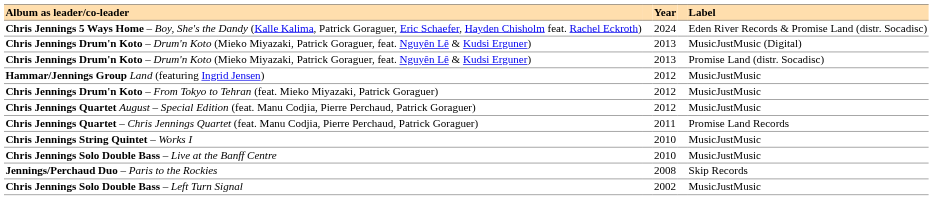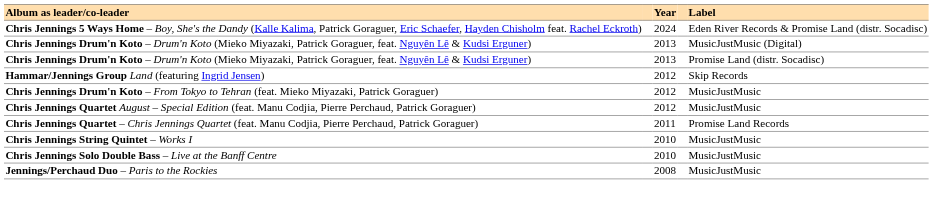(725, 75) MusicJustMusic -> (718, 75) Skip Records
(718, 171) Skip Records -> (725, 171) MusicJustMusic
- row: (124, 187)
